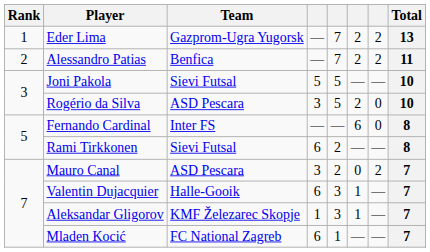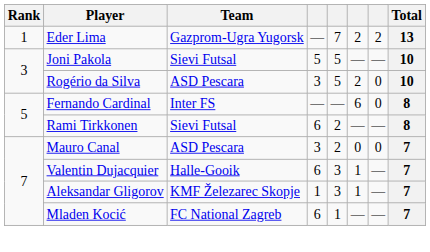- row: (96, 59)
(378, 170) 2 -> (378, 147) 0
